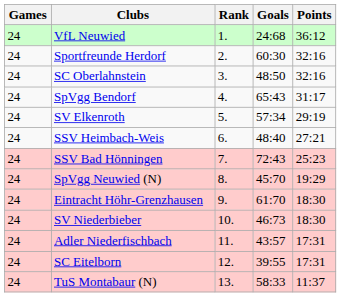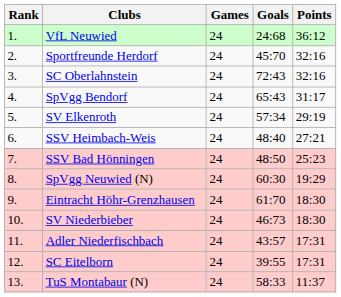columns swapped: (234, 14) <-> (28, 14)
(271, 55) 60:30 -> (271, 55) 45:70
(271, 76) 48:50 -> (271, 76) 72:43
(271, 158) 72:43 -> (271, 158) 48:50
(271, 179) 45:70 -> (271, 179) 60:30
